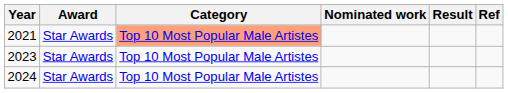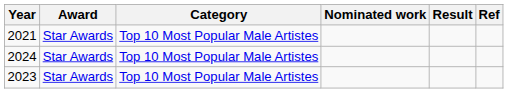(219, 35) lightsalmon background -> (219, 35) no background
rows swapped: (22, 56) <-> (22, 77)
